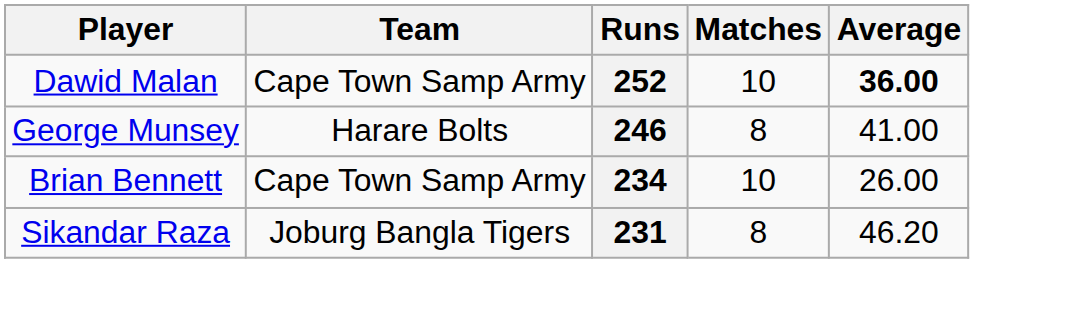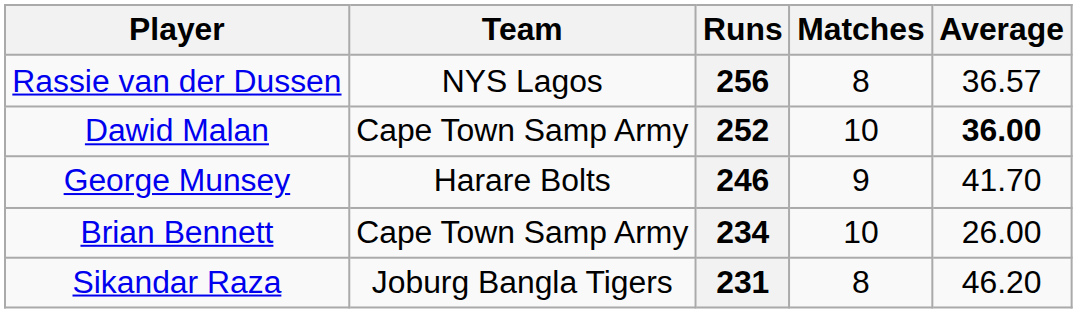+ row: (743, 80)
(758, 130) 8 -> (861, 181) 9
(899, 130) 41.00 -> (1002, 181) 41.70
